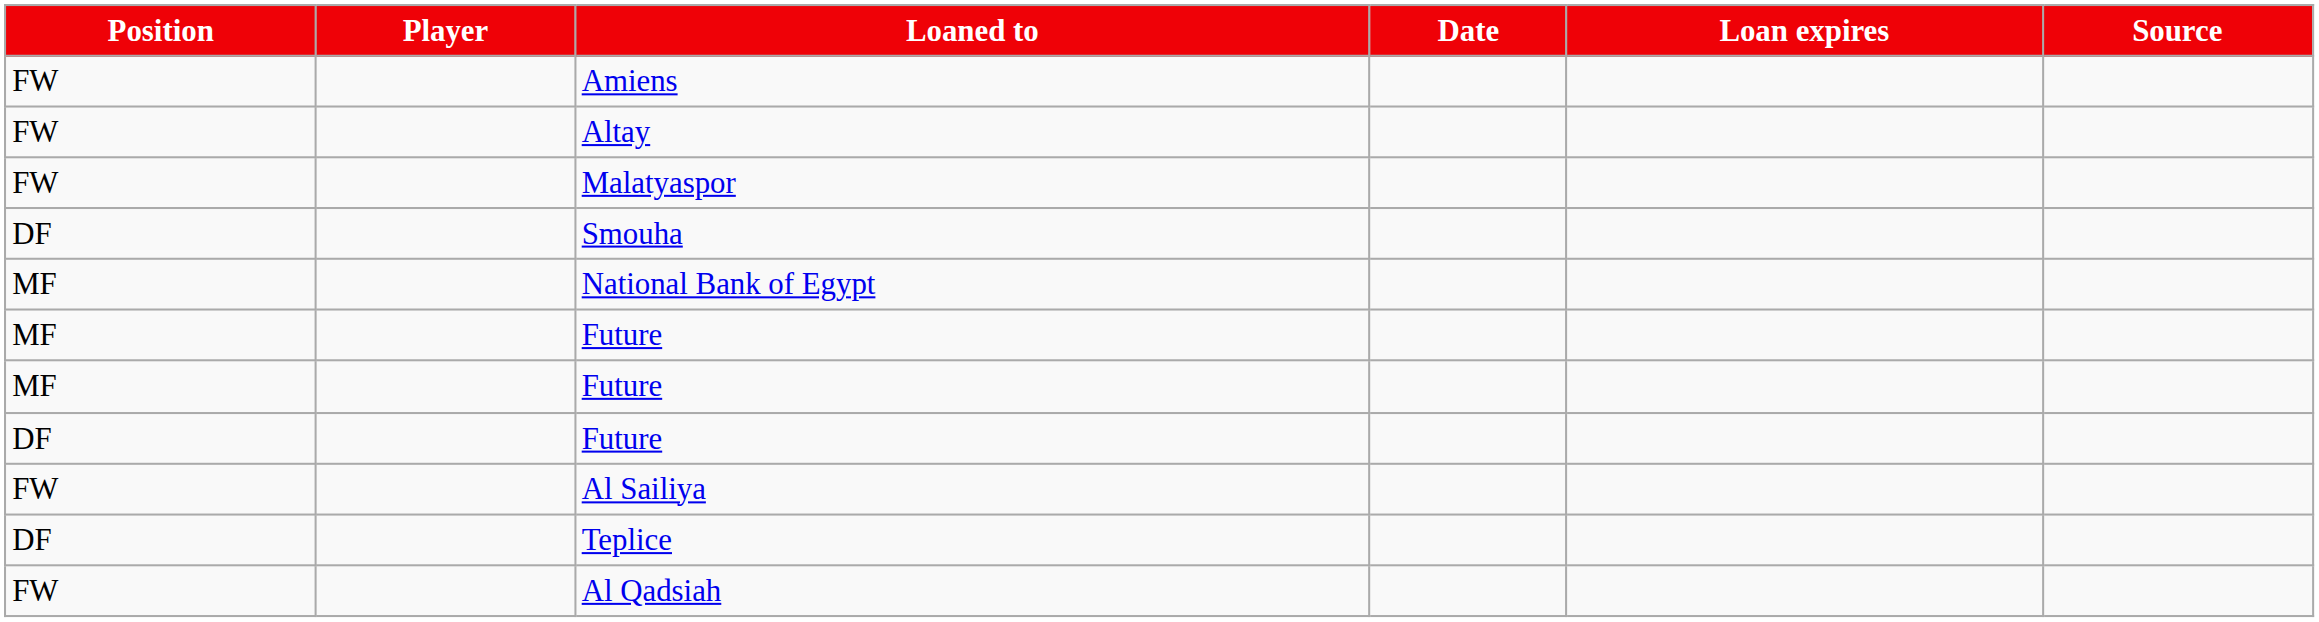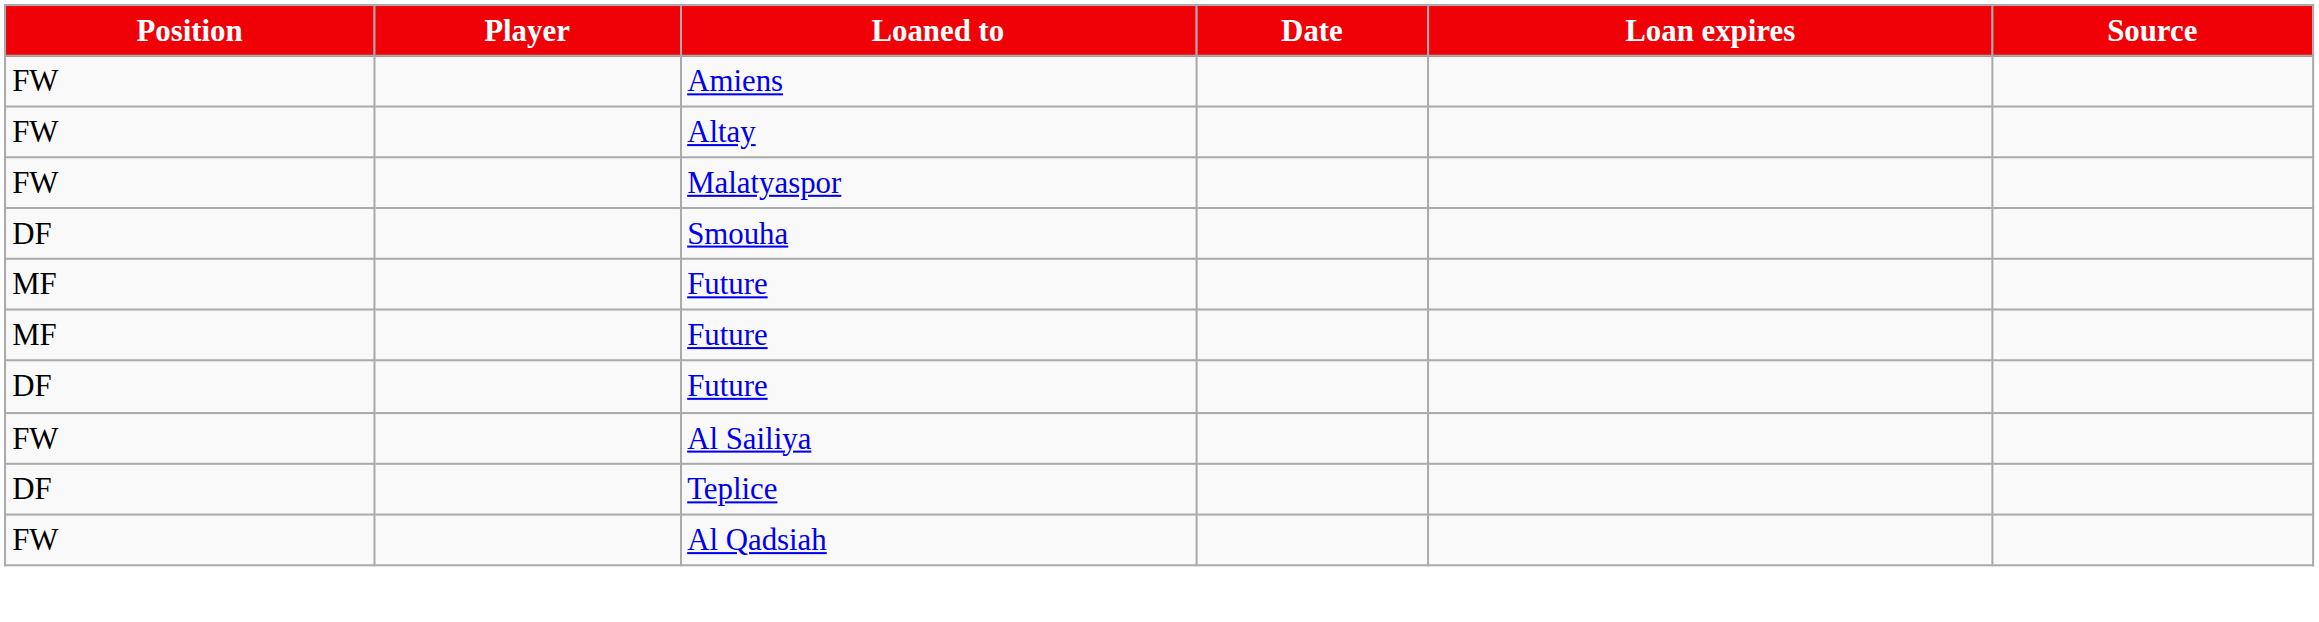- row: (34, 284)
